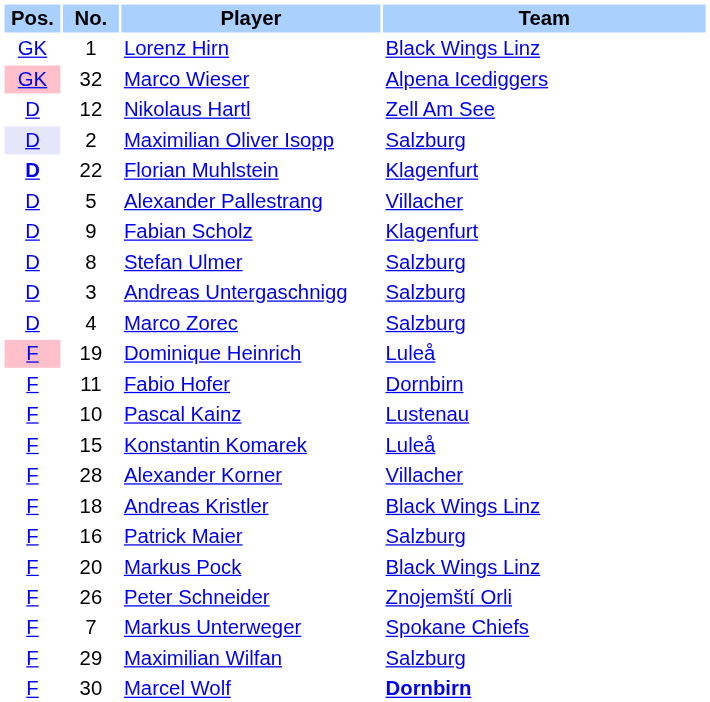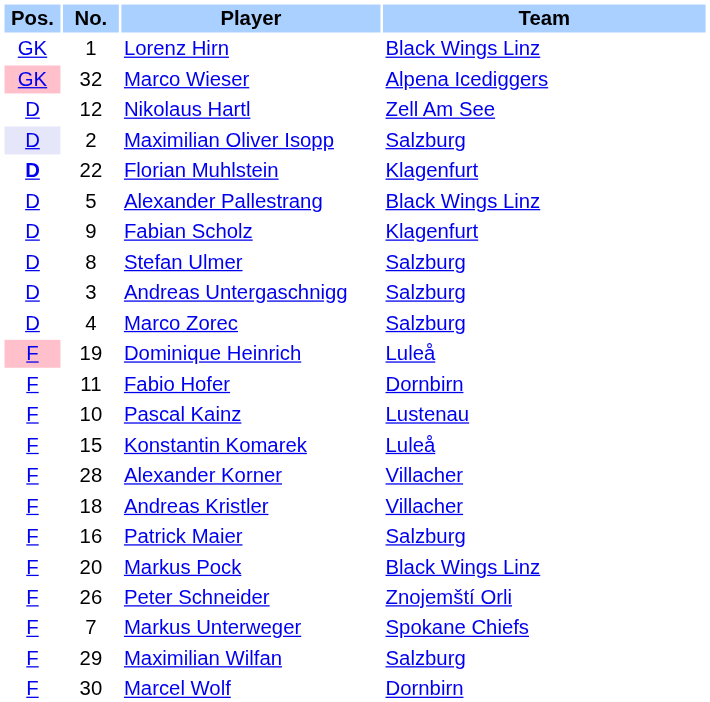(424, 201) Villacher -> (463, 201) Black Wings Linz
(463, 506) Black Wings Linz -> (424, 506) Villacher
(428, 688) bold -> (425, 688) normal
